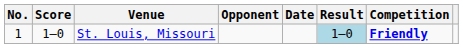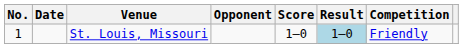columns swapped: (300, 14) <-> (53, 14)
(399, 34) bold -> (399, 34) normal
